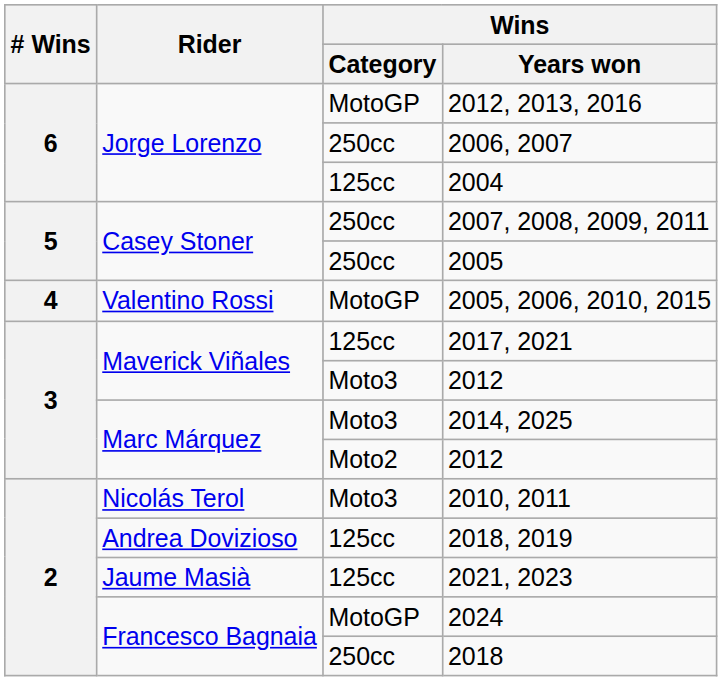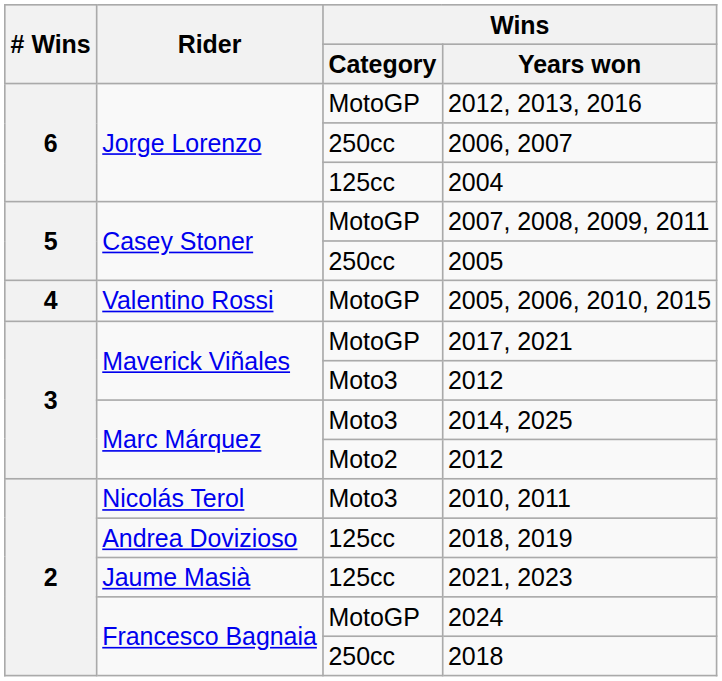(362, 222) 250cc -> (374, 222) MotoGP
(362, 340) 125cc -> (374, 340) MotoGP
